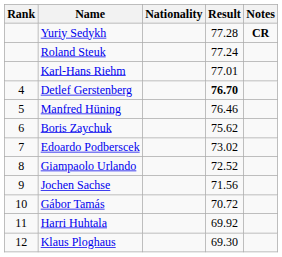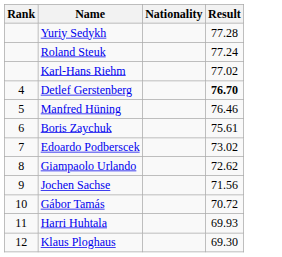- column: (261, 14)
(224, 71) 77.01 -> (224, 71) 77.02
(224, 128) 75.62 -> (224, 128) 75.61
(224, 166) 72.52 -> (224, 166) 72.62
(224, 223) 69.92 -> (224, 223) 69.93
